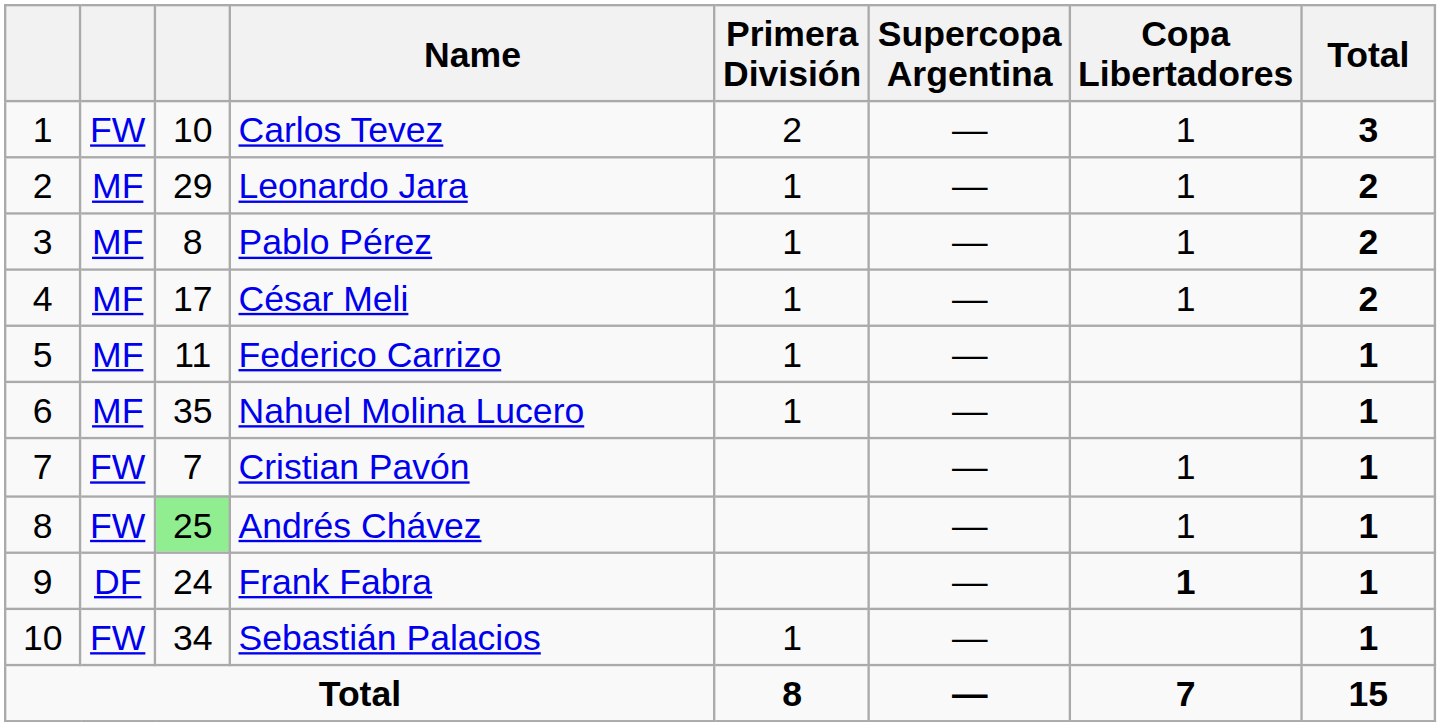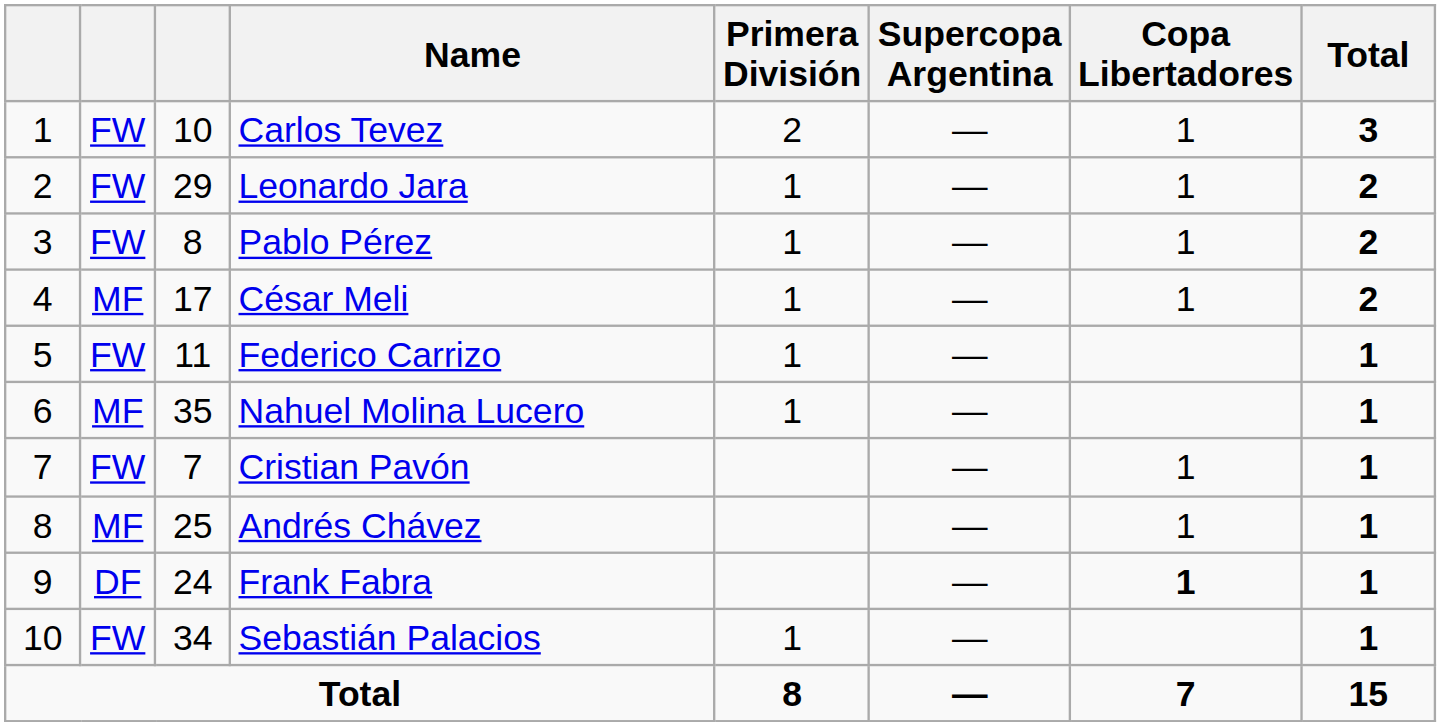(118, 186) MF -> (118, 186) FW
(118, 242) MF -> (118, 242) FW
(118, 355) MF -> (118, 355) FW
(118, 524) FW -> (118, 524) MF
(193, 524) lightgreen background -> (193, 524) no background
